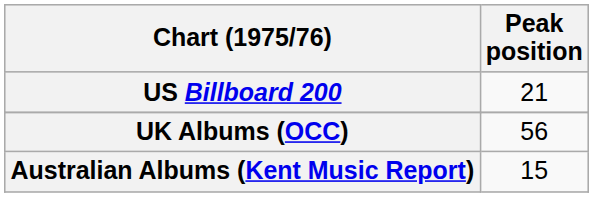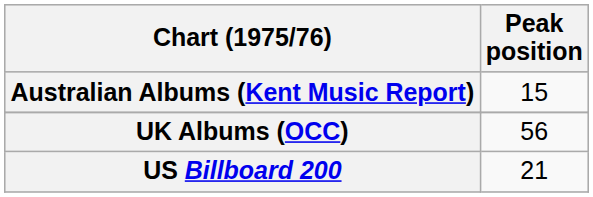rows swapped: (242, 171) <-> (242, 91)
